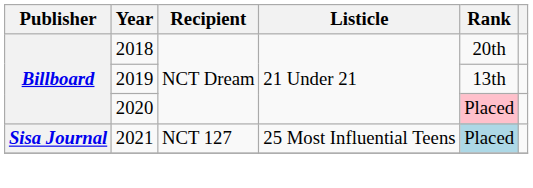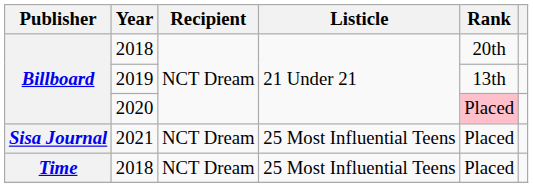(197, 138) NCT 127 -> (208, 138) NCT Dream
(489, 138) lightblue background -> (489, 138) no background
+ row: (58, 167)
